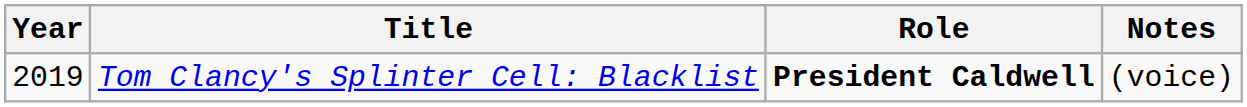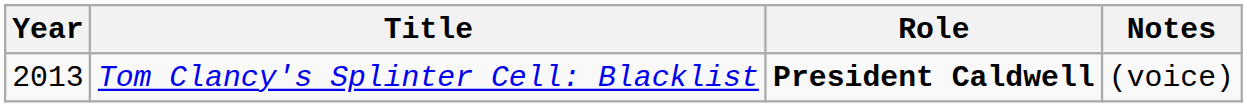(48, 78) 2019 -> (48, 78) 2013
